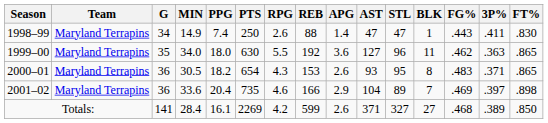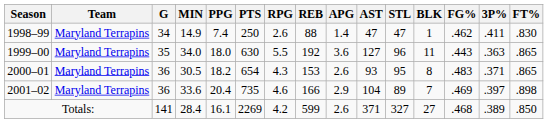(462, 33) .443 -> (462, 33) .462
(462, 52) .462 -> (462, 52) .443
